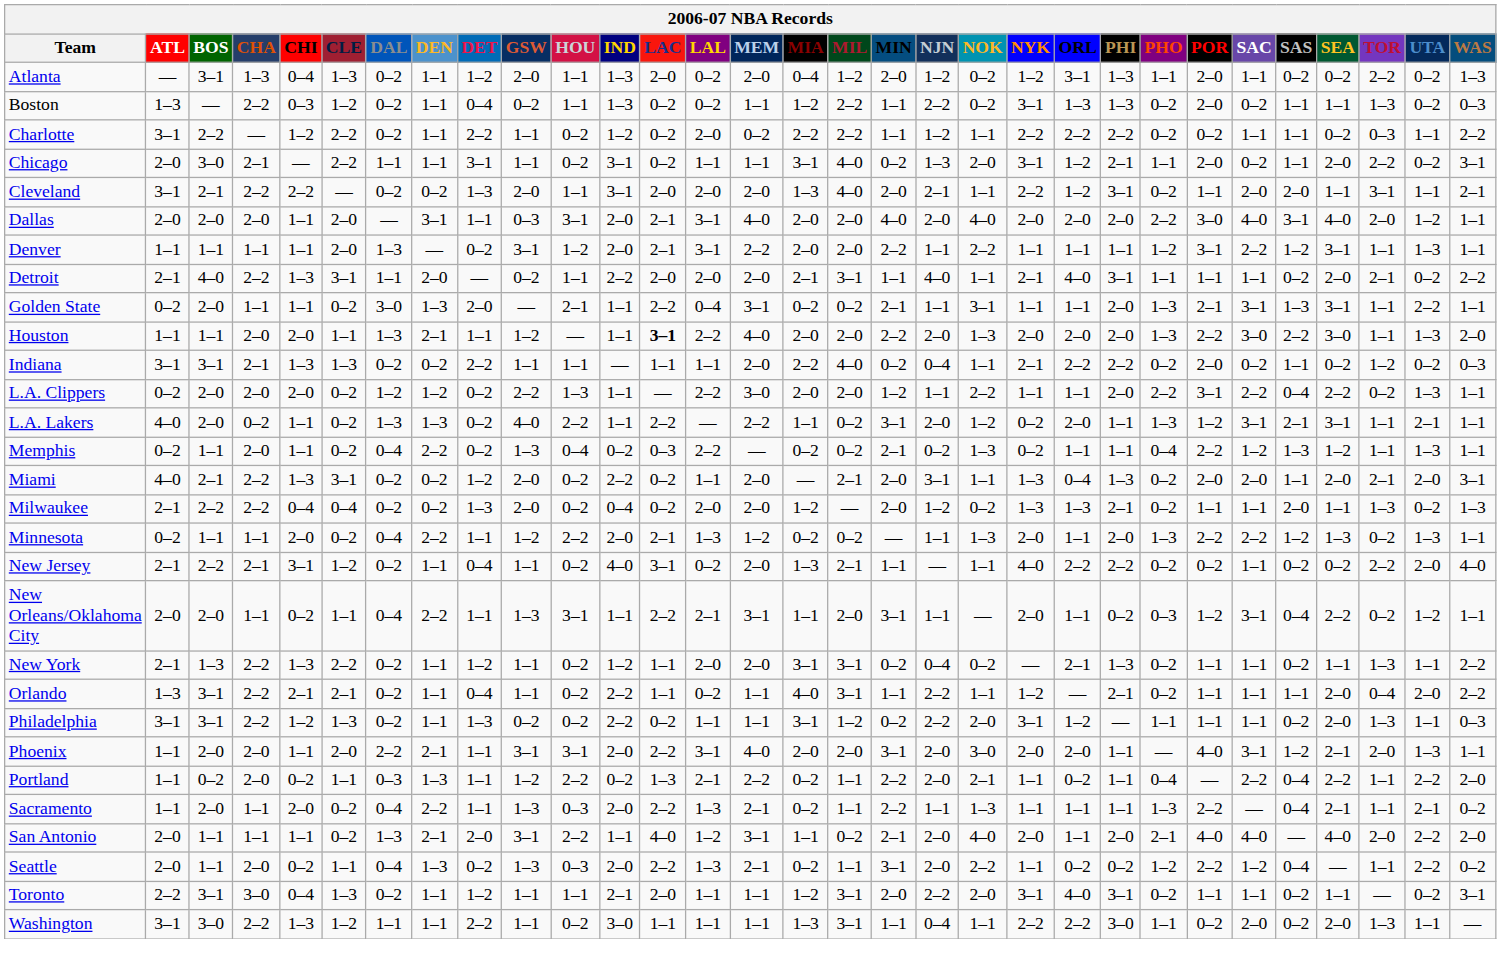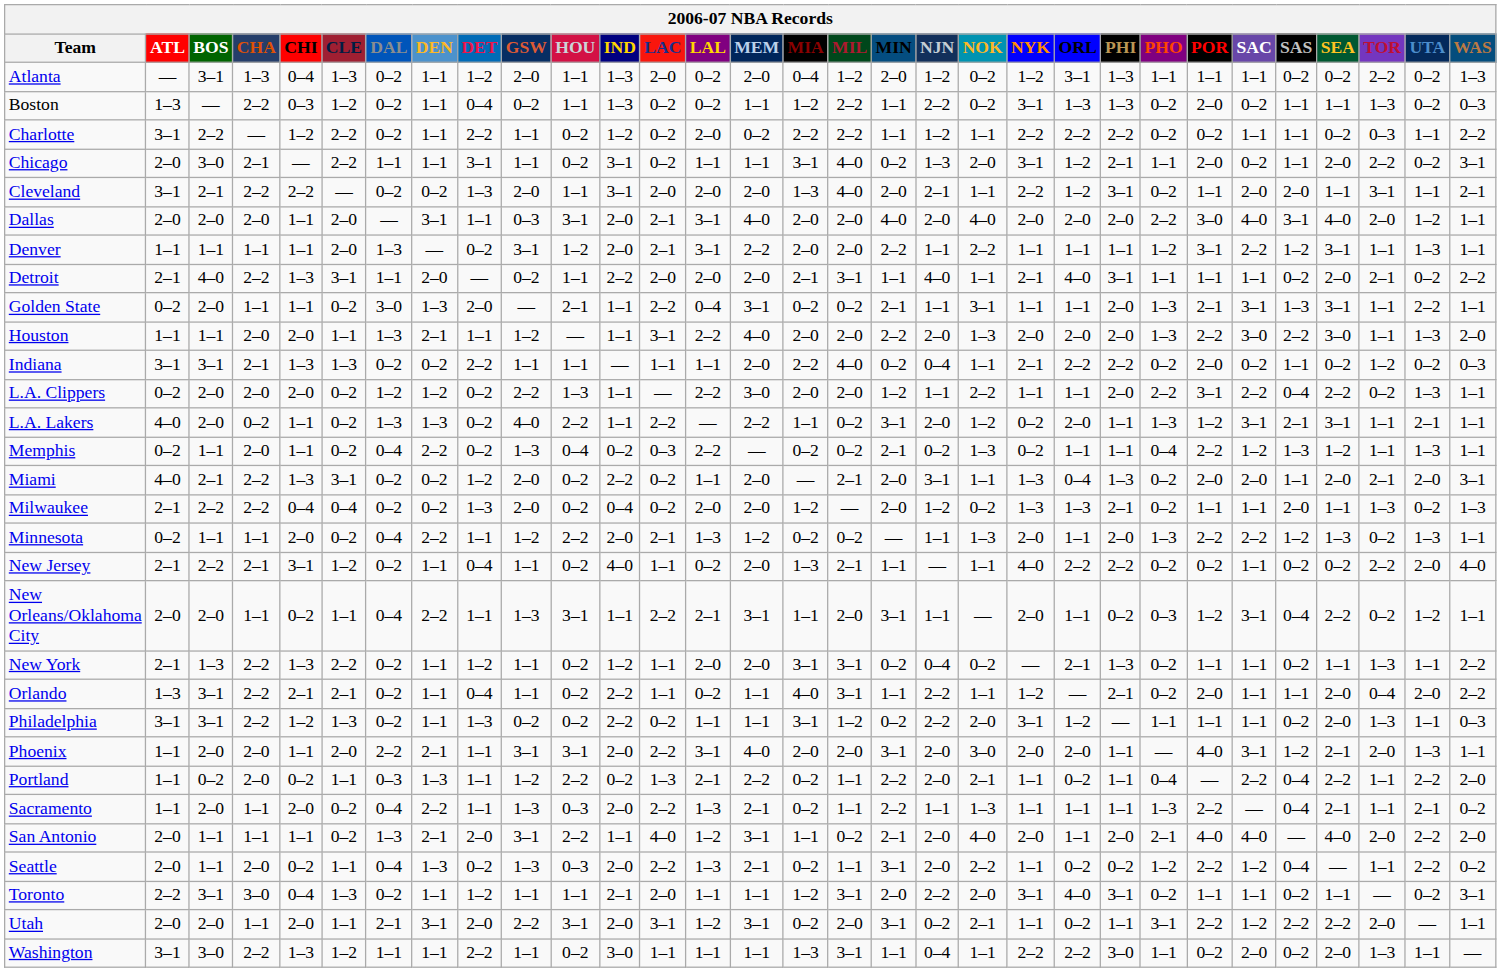(1210, 76) 2–0 -> (1210, 76) 1–1
(663, 335) bold -> (663, 335) normal
(663, 565) 3–1 -> (663, 565) 1–1
(1210, 693) 1–1 -> (1210, 693) 2–0
+ row: (26, 923)
